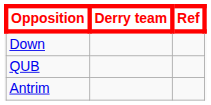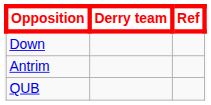rows swapped: (29, 88) <-> (24, 66)
